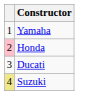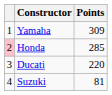+ column: (90, 13)
(9, 82) khaki background -> (9, 82) no background
